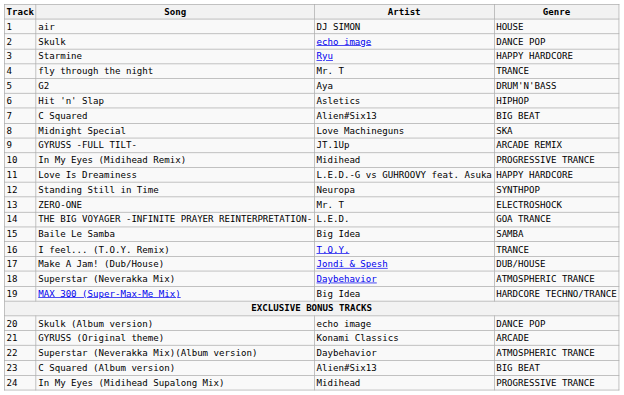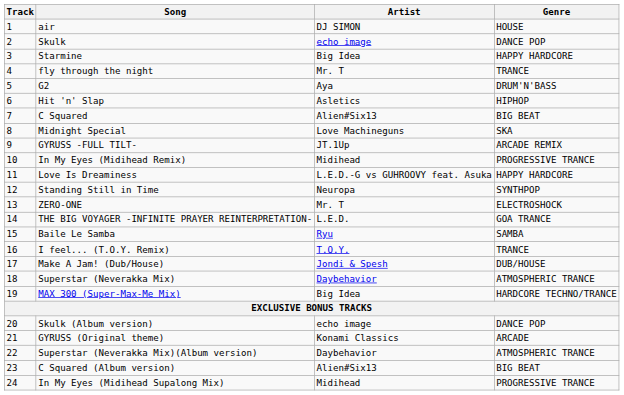(325, 56) Ryu -> (338, 56) Big Idea
(338, 234) Big Idea -> (325, 234) Ryu
